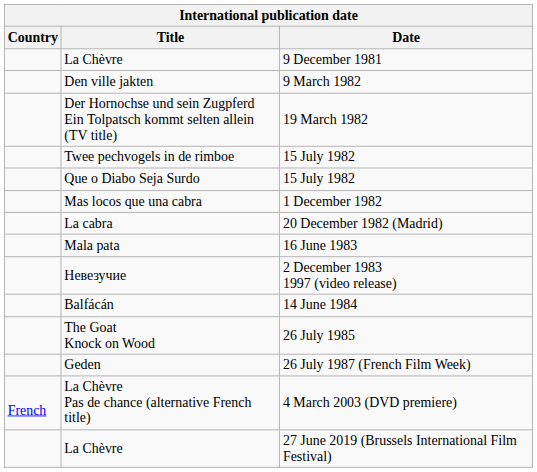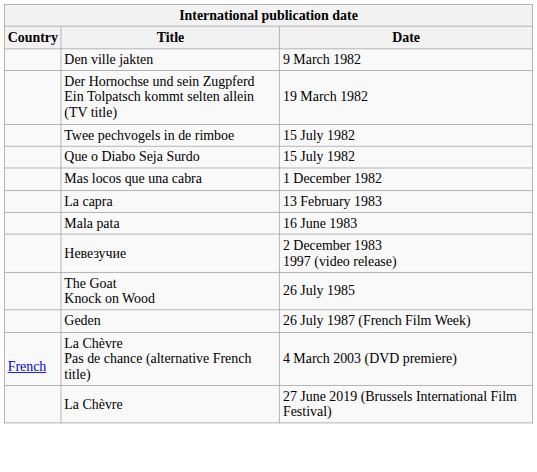- row: (94, 59)
- row: (88, 223)
+ row: (88, 201)
- row: (89, 305)
